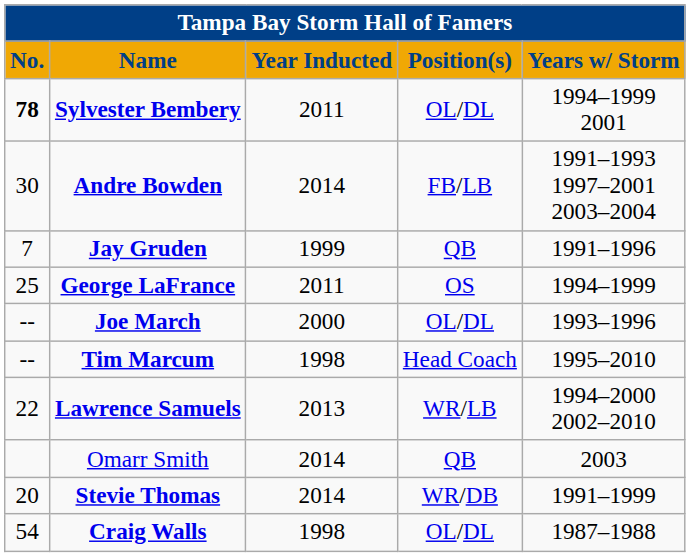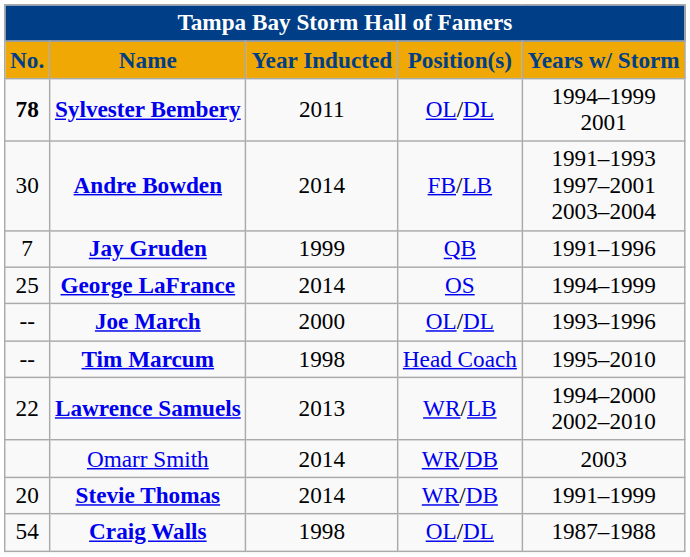(322, 285) 2011 -> (322, 285) 2014
(460, 458) QB -> (460, 458) WR/DB
